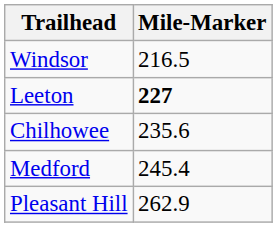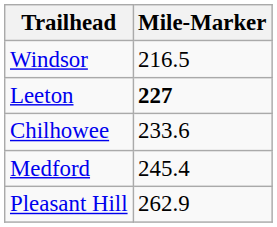(164, 131) 235.6 -> (164, 131) 233.6
